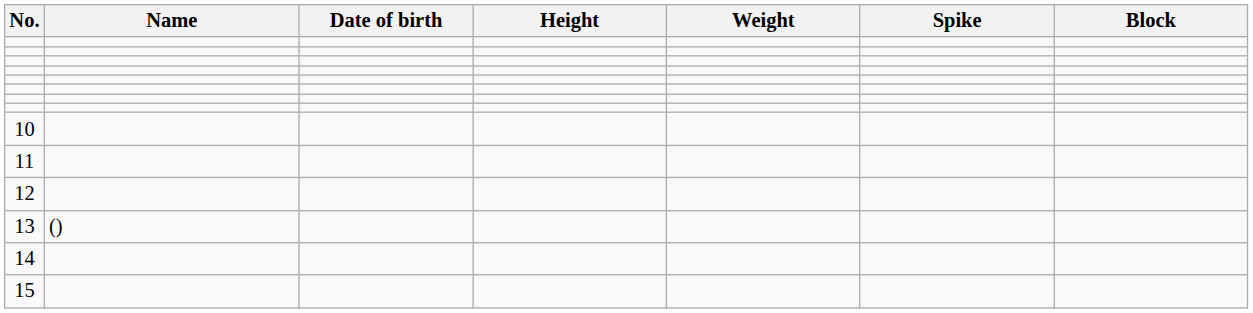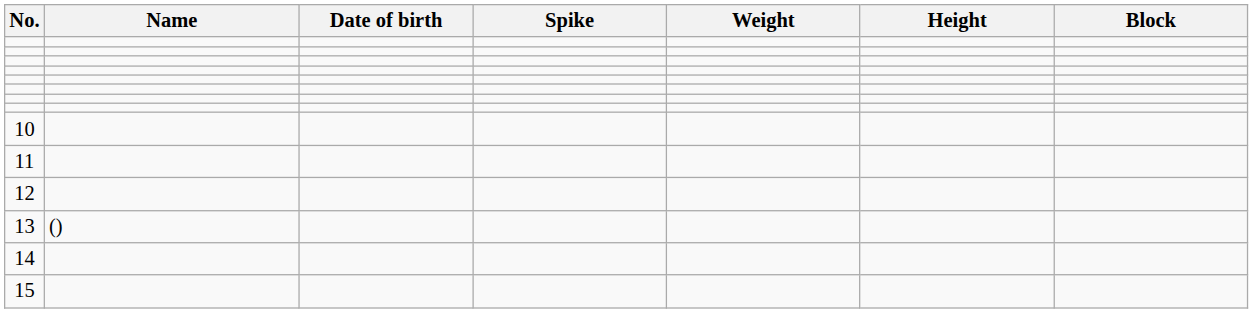columns swapped: (570, 20) <-> (957, 20)
